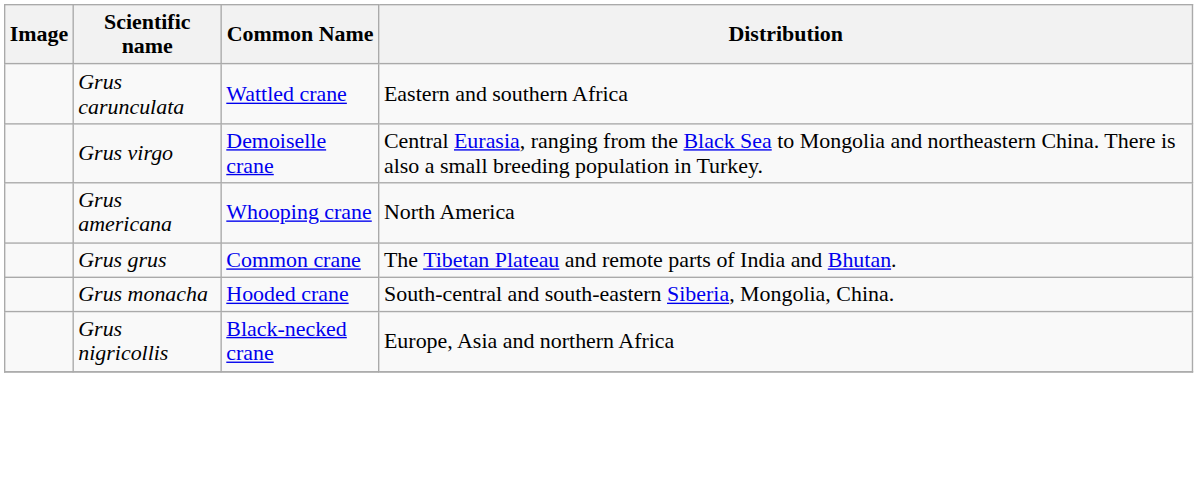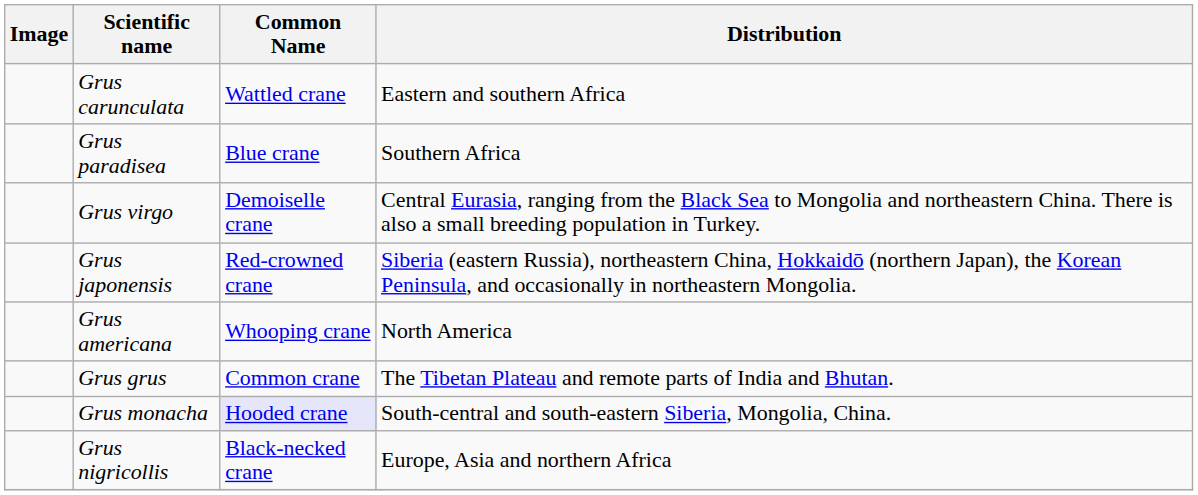+ row: (122, 153)
+ row: (125, 271)
(287, 294) no background -> (286, 413) lavender background
